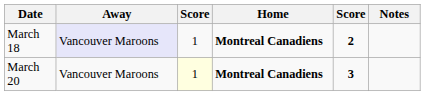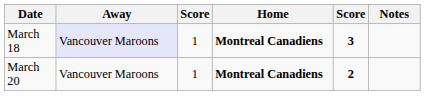(351, 40) 2 -> (351, 40) 3
(195, 74) lightyellow background -> (195, 74) no background
(351, 74) 3 -> (351, 74) 2
